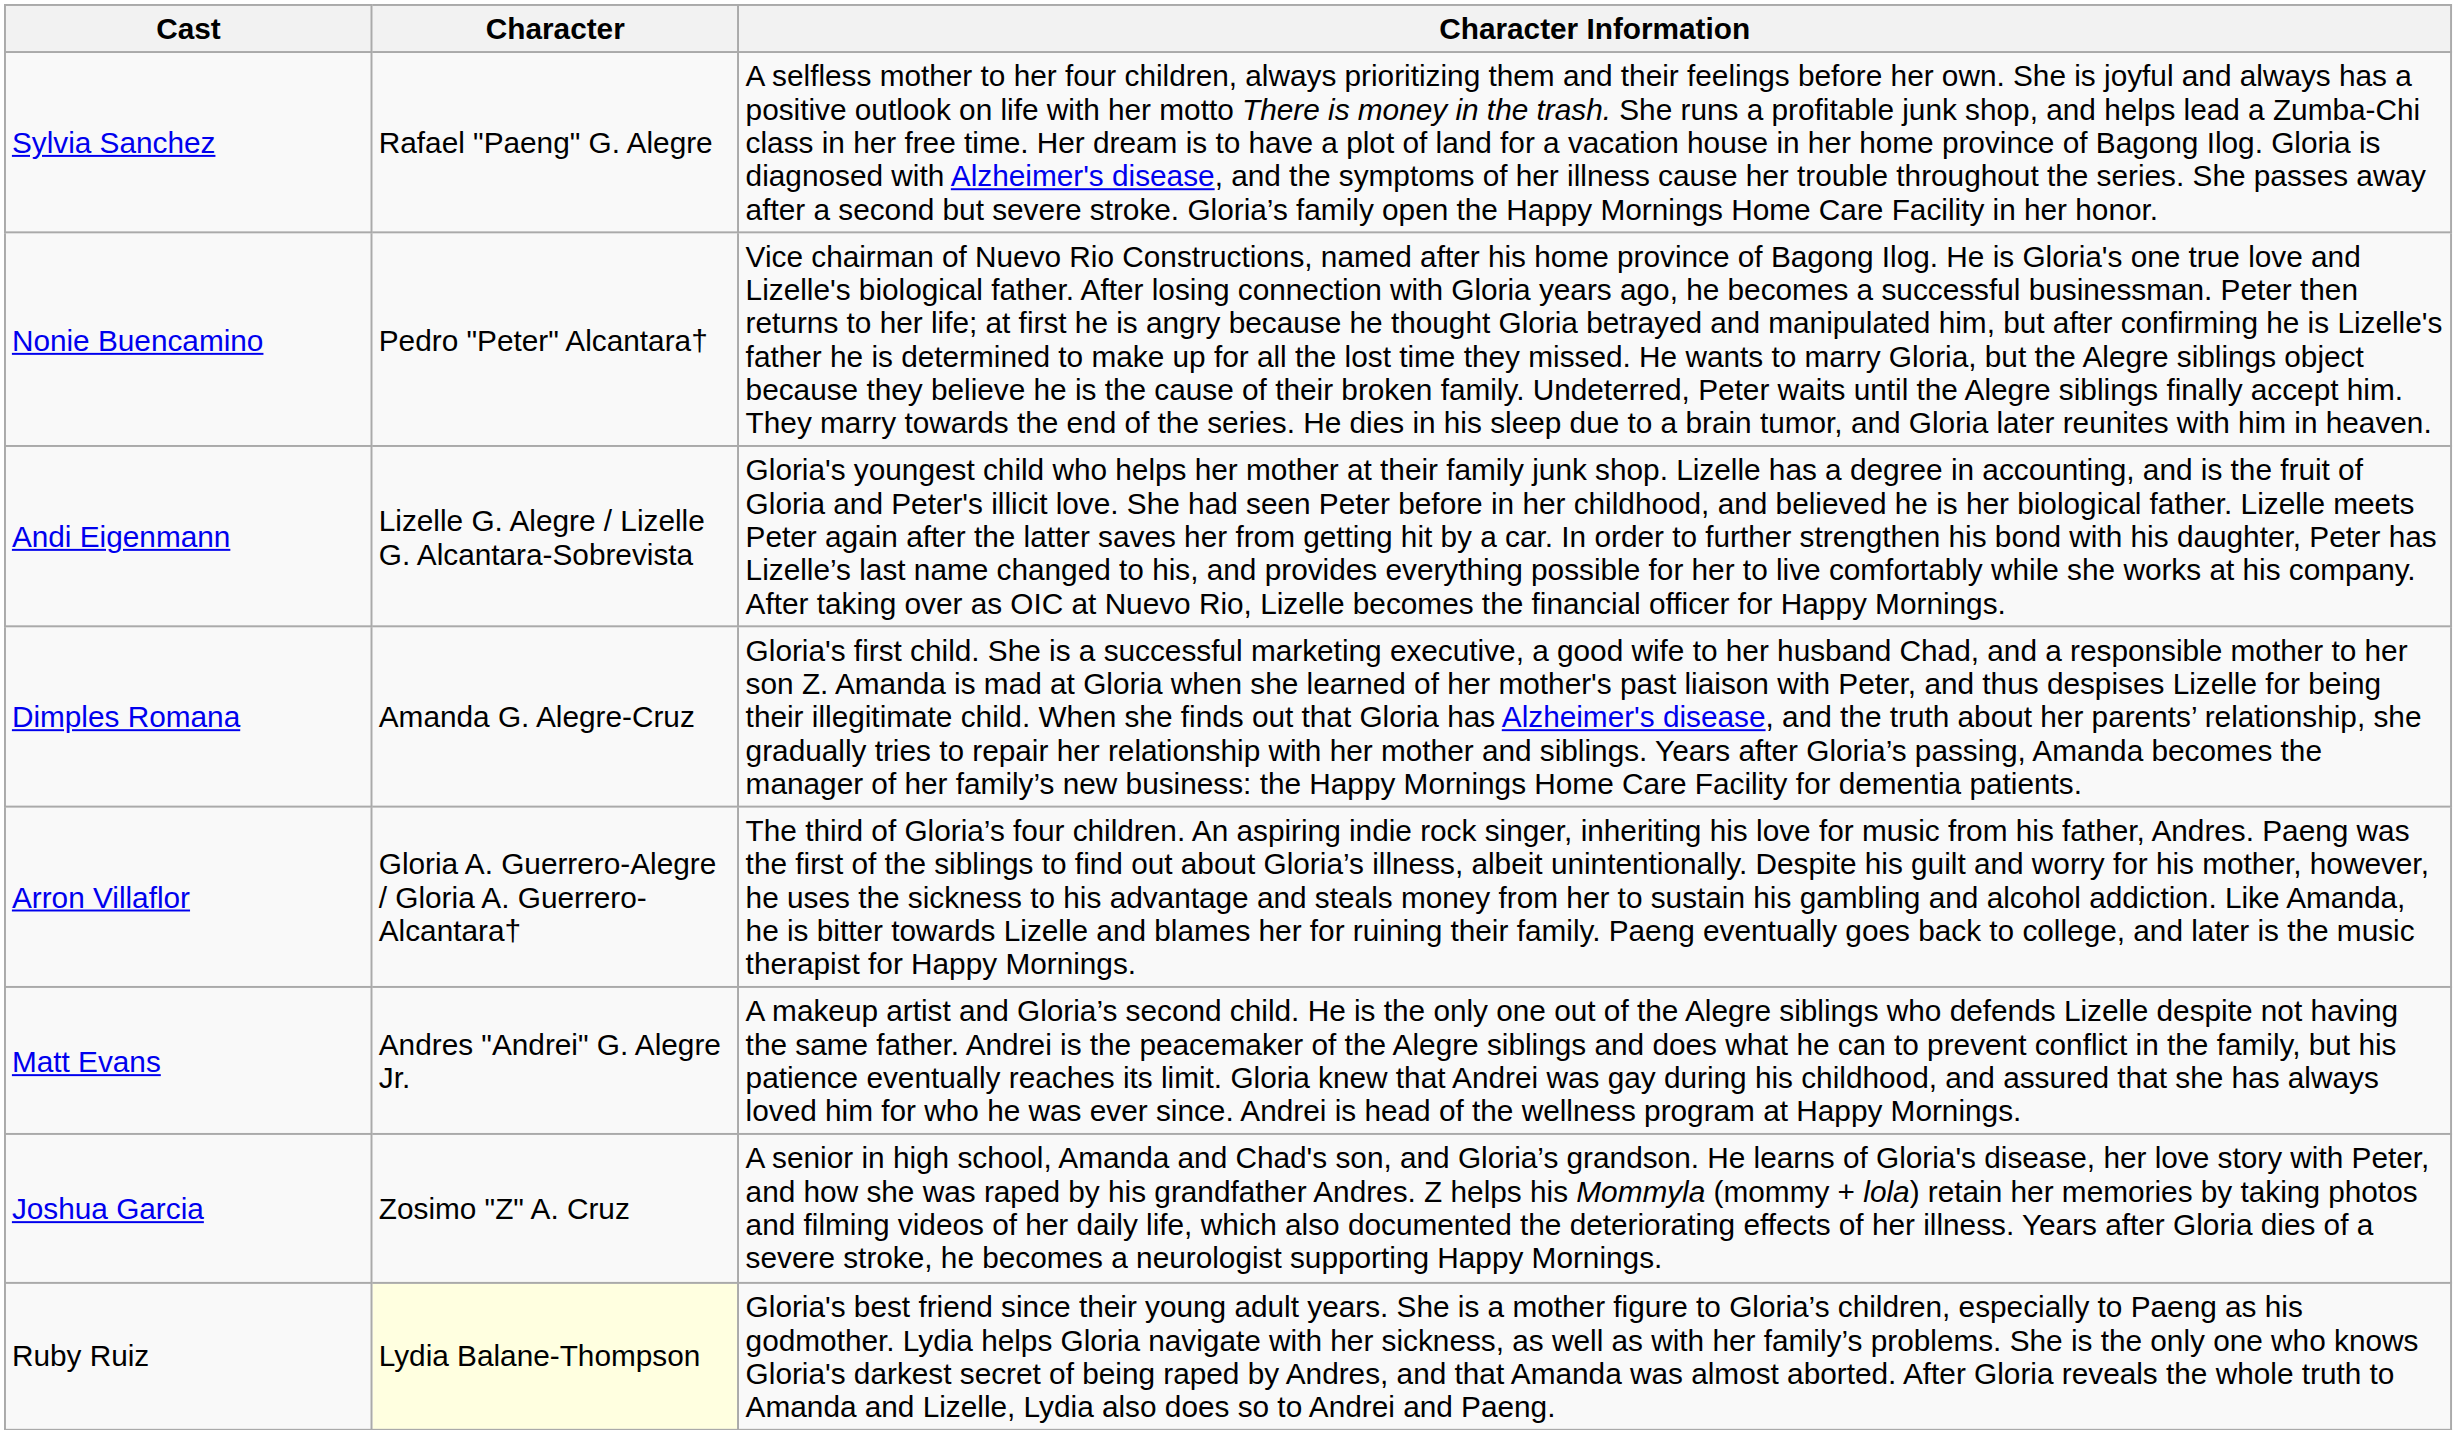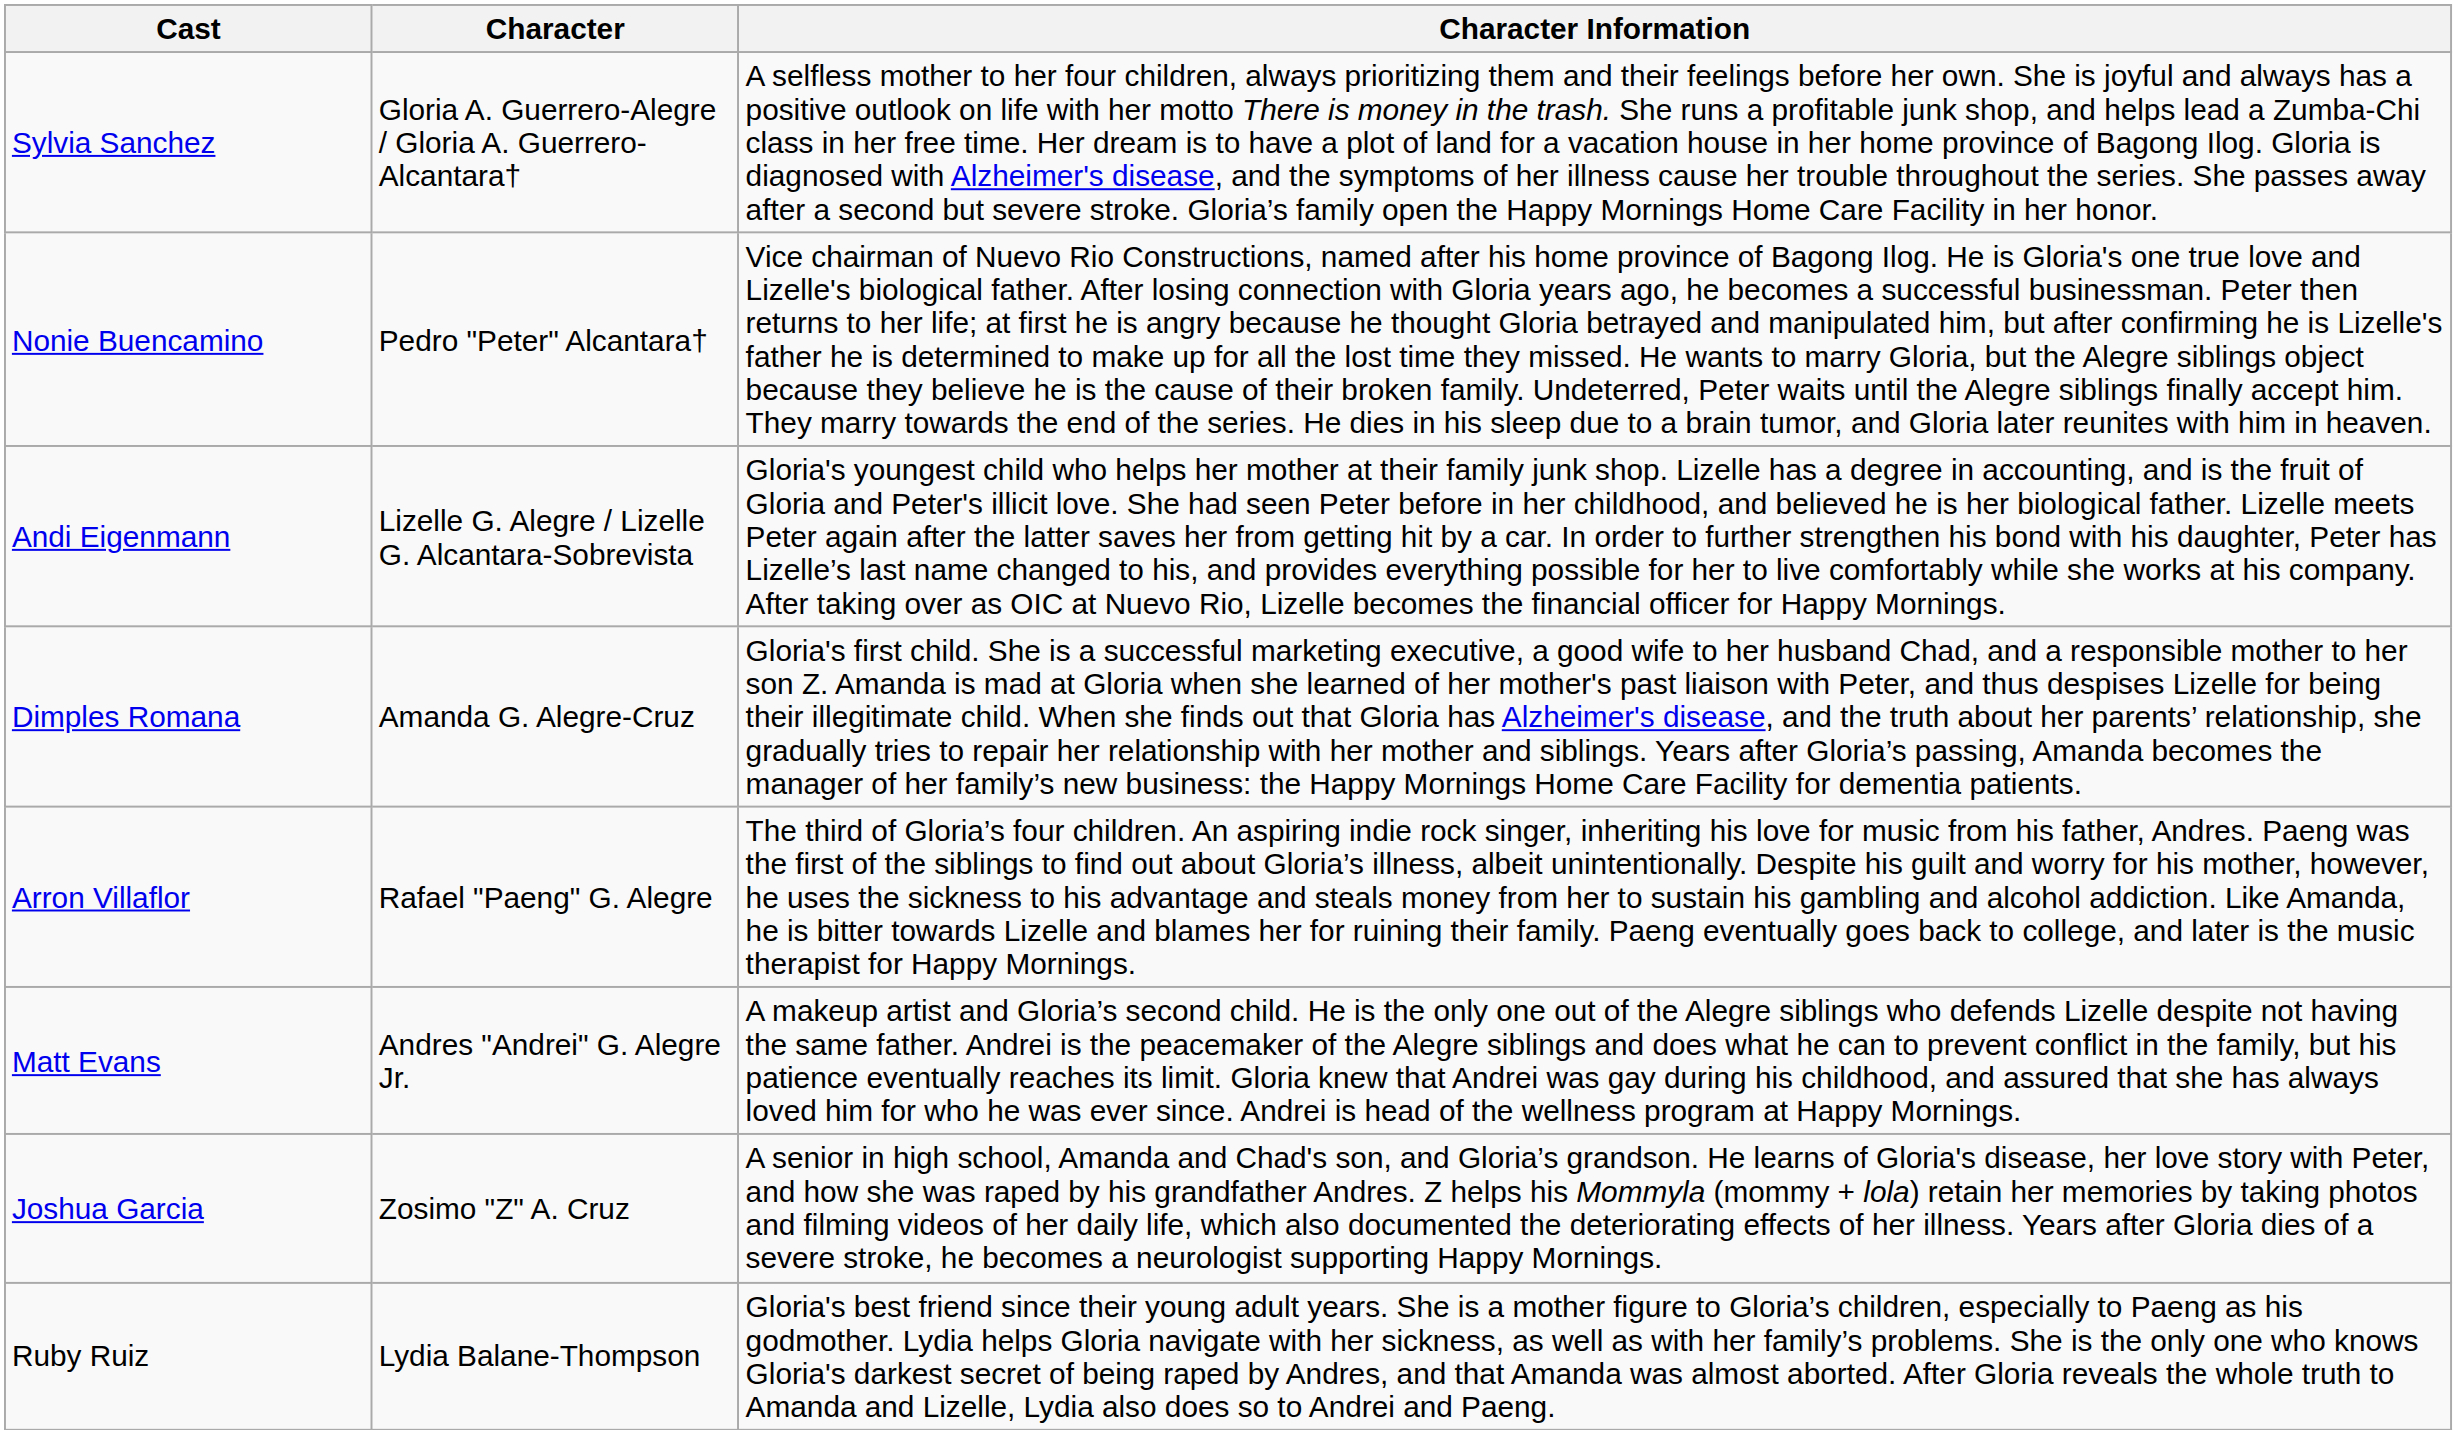(546, 143) Rafael "Paeng" G. Alegre -> (548, 143) Gloria A. Guerrero-Alegre / Gloria A. Guerrero-Alcantara†
(548, 898) Gloria A. Guerrero-Alegre / Gloria A. Guerrero-Alcantara† -> (546, 898) Rafael "Paeng" G. Alegre
(540, 1356) lightyellow background -> (540, 1356) no background
